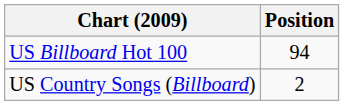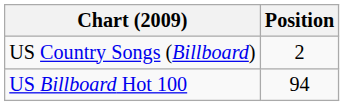rows swapped: (98, 52) <-> (132, 84)
